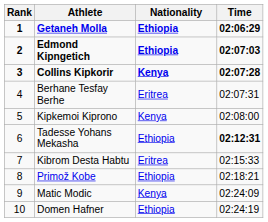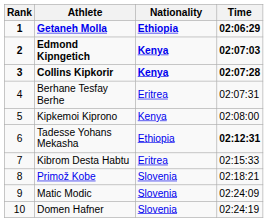(158, 50) Ethiopia -> (153, 50) Kenya
(156, 177) Ethiopia -> (157, 177) Slovenia
(152, 193) Kenya -> (157, 193) Slovenia
(156, 209) Ethiopia -> (157, 209) Slovenia
